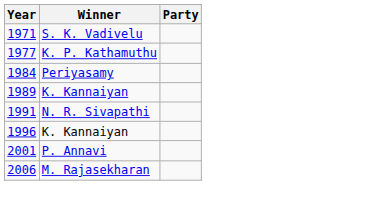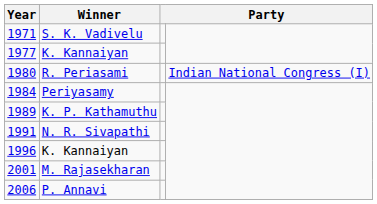(99, 53) K. P. Kathamuthu -> (85, 53) K. Kannaiyan
+ row: (22, 73)
(85, 92) K. Kannaiyan -> (99, 112) K. P. Kathamuthu
(74, 151) P. Annavi -> (96, 170) M. Rajasekharan
(96, 170) M. Rajasekharan -> (74, 190) P. Annavi
